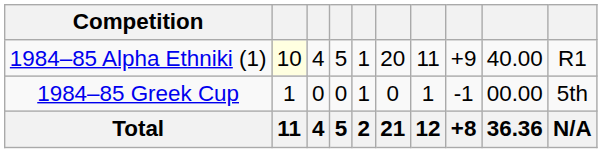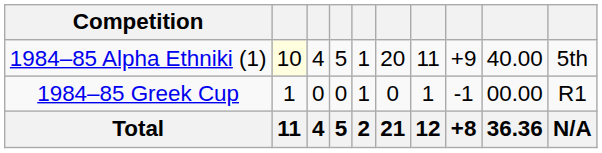(572, 57) R1 -> (572, 57) 5th
(572, 93) 5th -> (572, 93) R1
